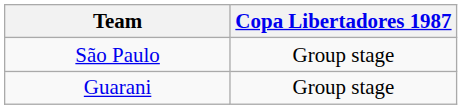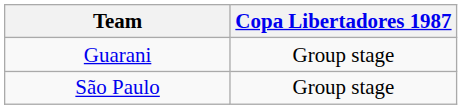rows swapped: (118, 87) <-> (118, 54)
